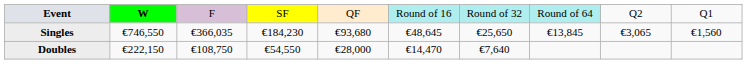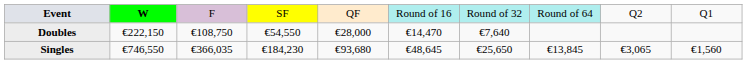rows swapped: (57, 32) <-> (57, 50)
